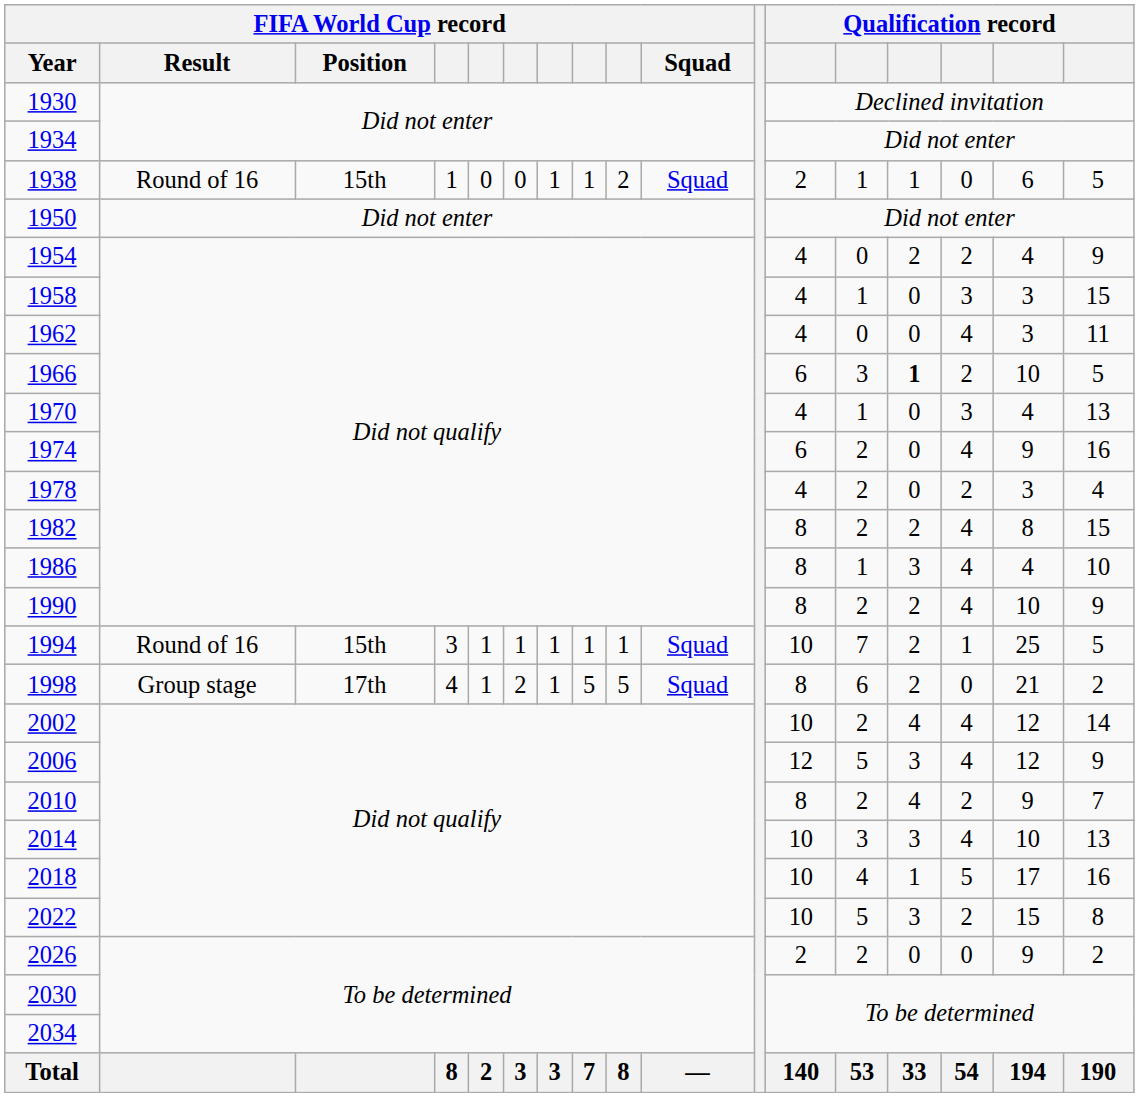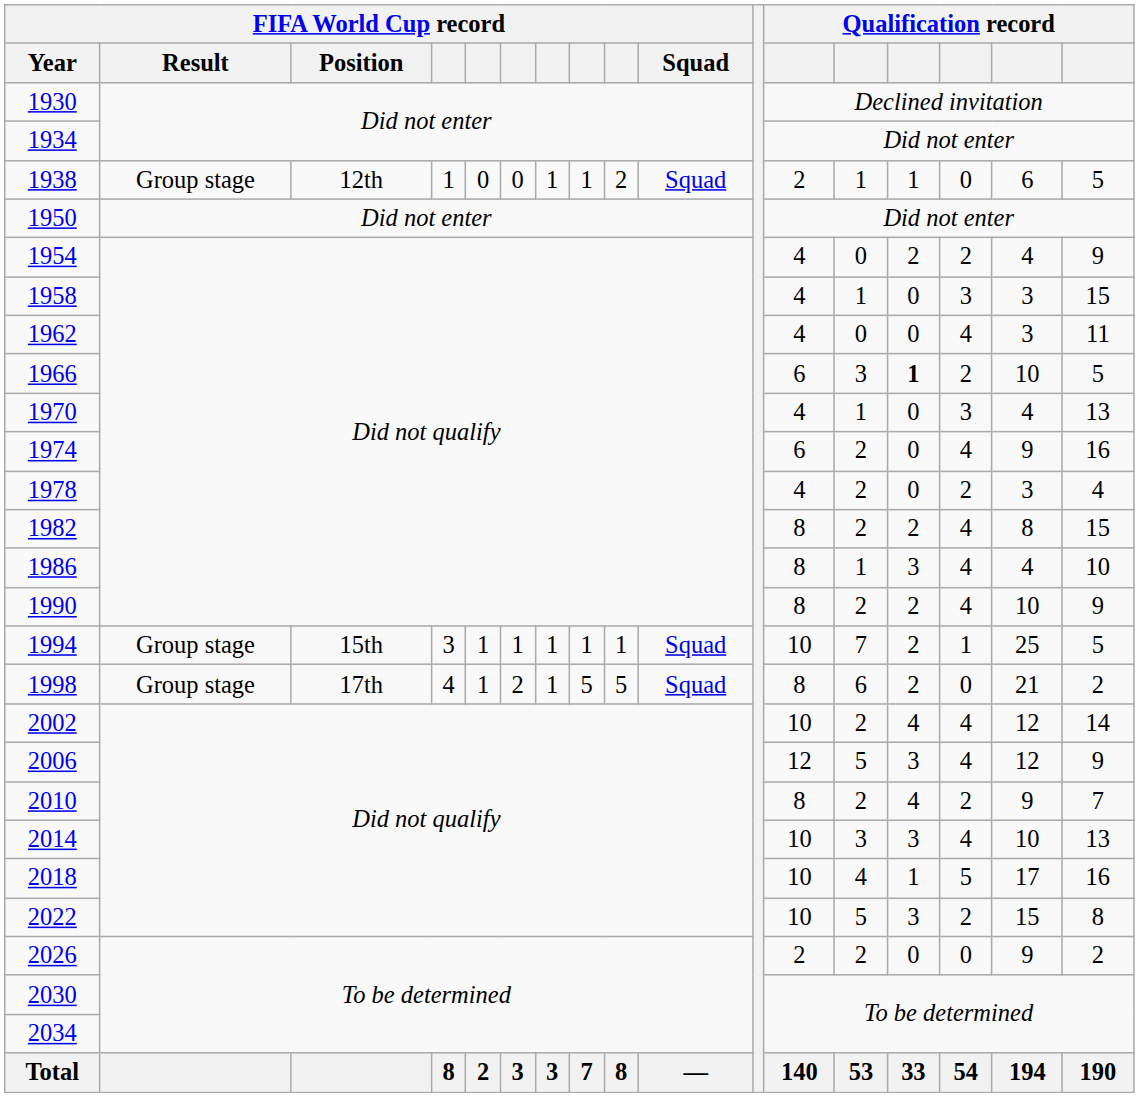(197, 179) Round of 16 -> (195, 179) Group stage
(365, 179) 15th -> (361, 179) 12th
(197, 645) Round of 16 -> (195, 645) Group stage
